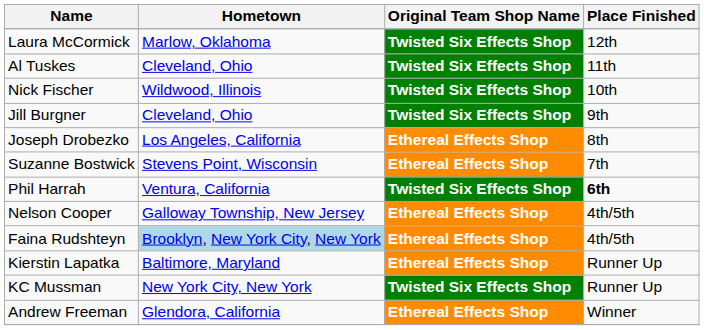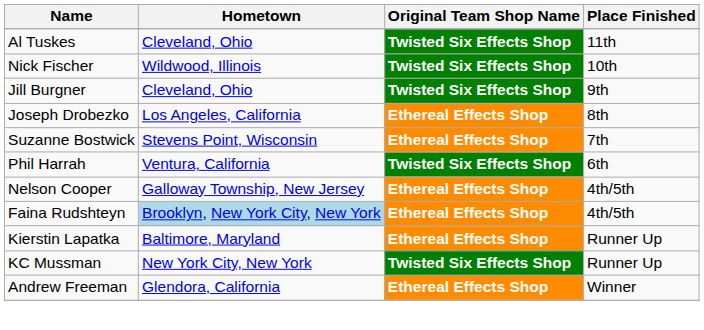- row: (69, 41)
(599, 189) bold -> (598, 164) normal
